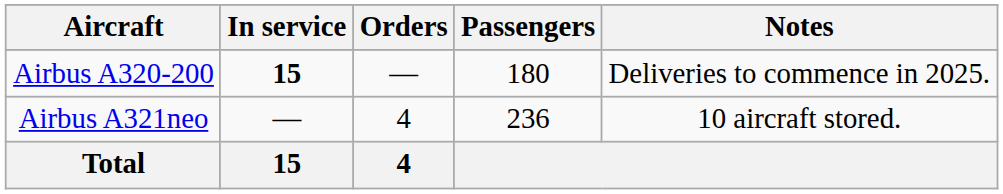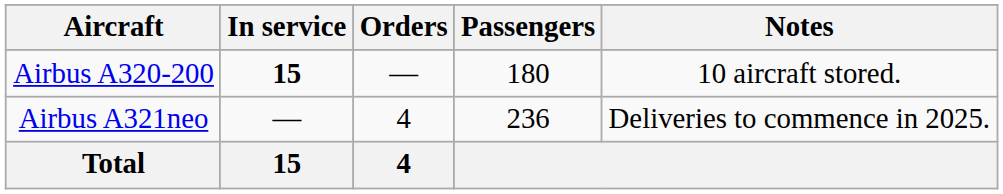(799, 73) Deliveries to commence in 2025. -> (799, 73) 10 aircraft stored.
(799, 118) 10 aircraft stored. -> (799, 118) Deliveries to commence in 2025.
